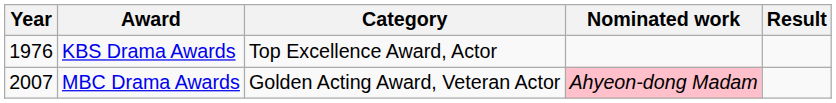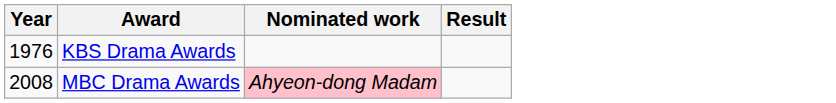- column: (405, 20)
(31, 82) 2007 -> (31, 82) 2008
